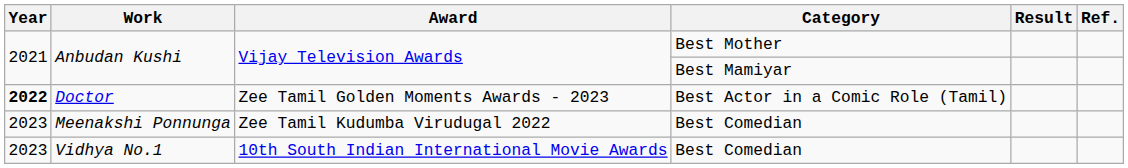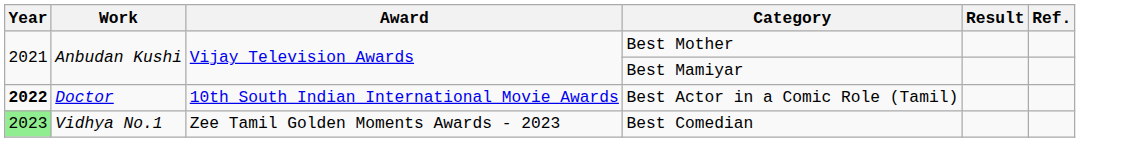(424, 97) Zee Tamil Golden Moments Awards - 2023 -> (404, 97) 10th South Indian International Movie Awards
- row: (143, 124)
(28, 150) no background -> (28, 124) lightgreen background
(453, 150) 10th South Indian International Movie Awards -> (375, 124) Zee Tamil Golden Moments Awards - 2023
